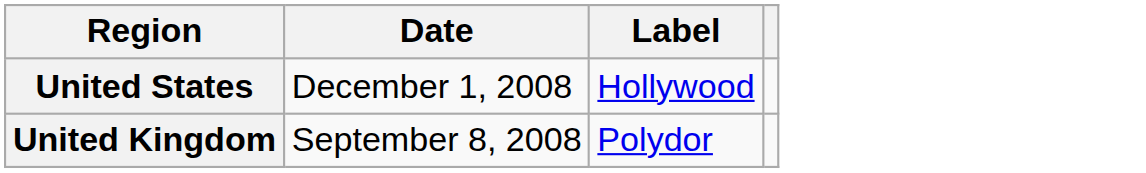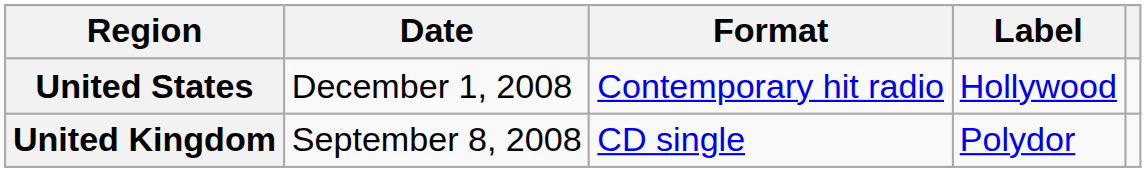+ column: (771, 31)
